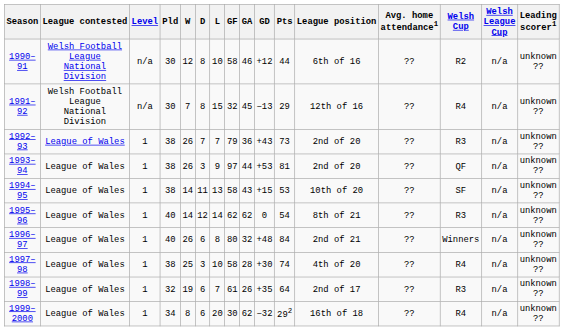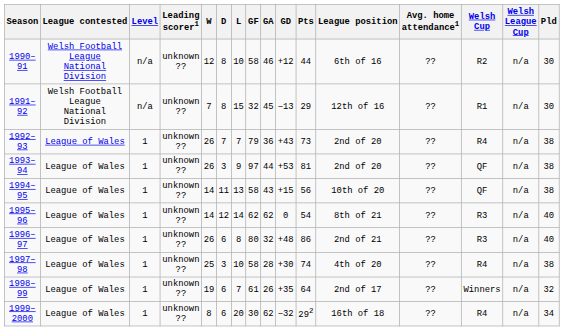columns swapped: (170, 22) <-> (538, 22)
(461, 107) R4 -> (482, 107) R1
(461, 141) R3 -> (482, 141) R4
(285, 191) 53 -> (306, 191) 56
(461, 191) SF -> (482, 191) QF
(285, 240) 84 -> (306, 240) 86
(461, 240) Winners -> (482, 240) R3
(461, 289) R3 -> (482, 289) Winners
